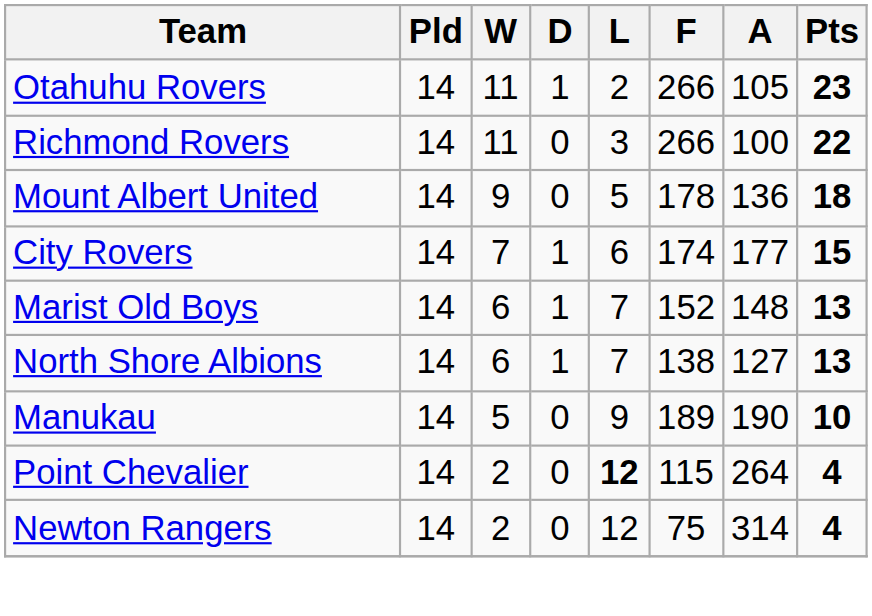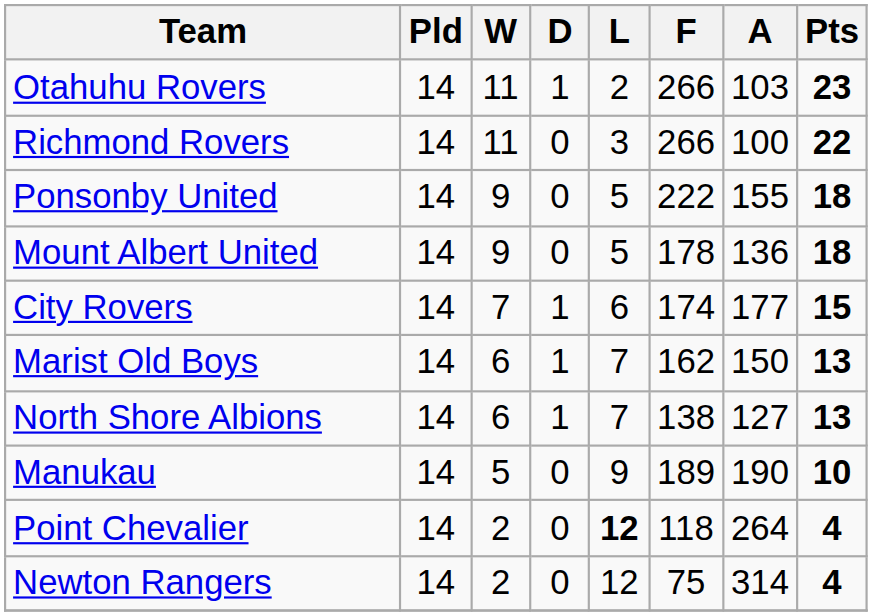(760, 87) 105 -> (760, 87) 103
+ row: (145, 197)
(686, 307) 152 -> (686, 362) 162
(760, 307) 148 -> (760, 362) 150
(686, 472) 115 -> (686, 527) 118
